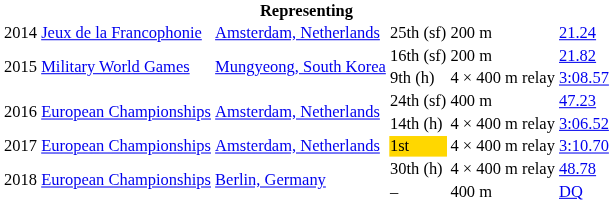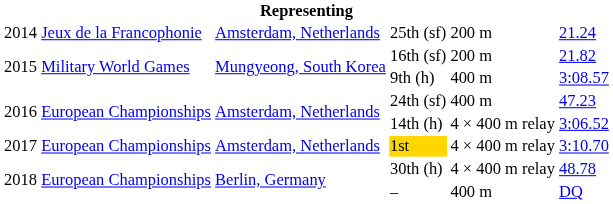(503, 78) 4 × 400 m relay -> (471, 78) 400 m
